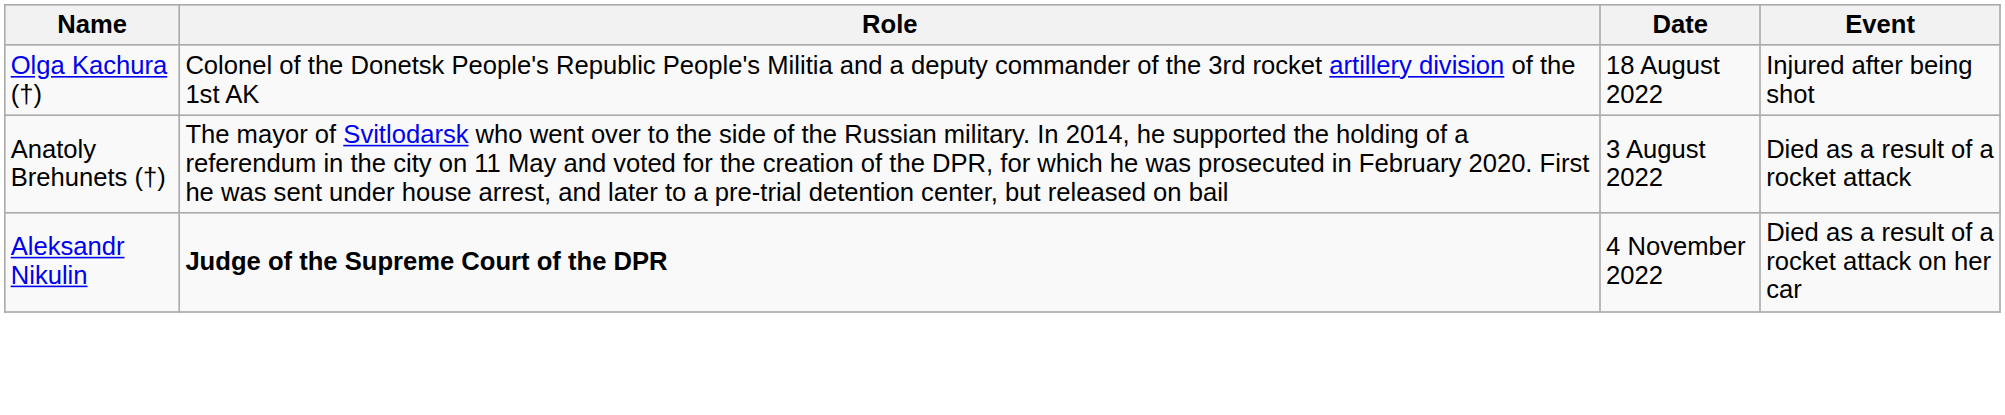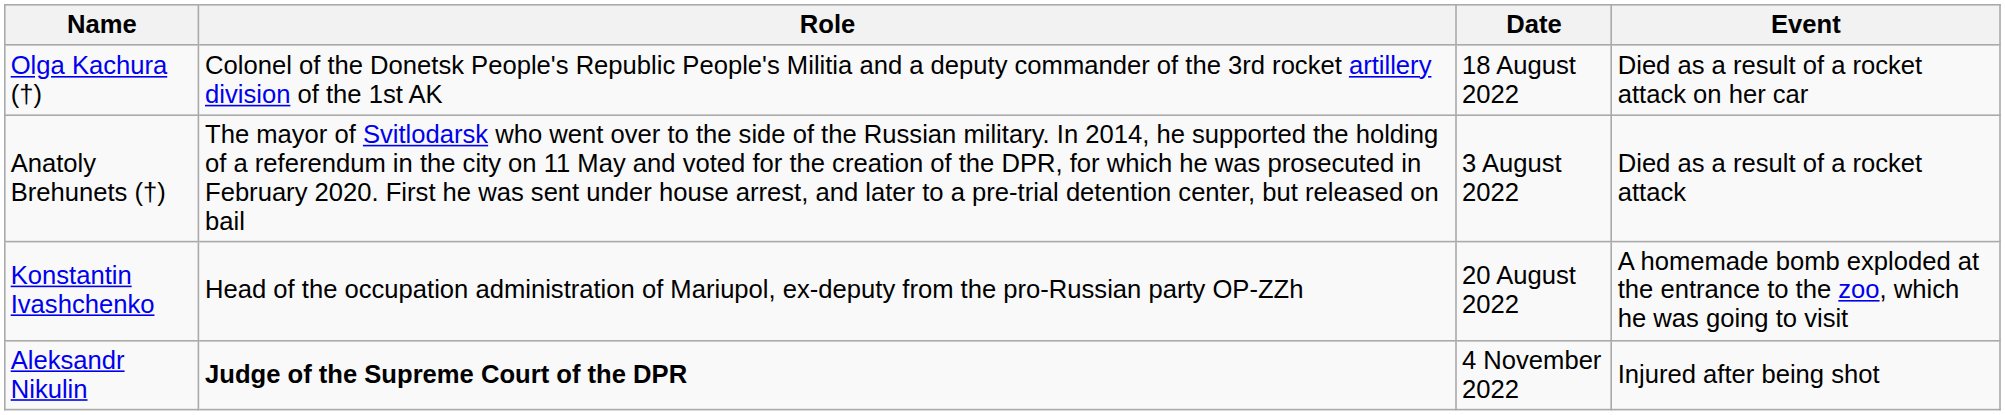(1869, 79) Injured after being shot -> (1770, 79) Died as a result of a rocket attack on her car
+ row: (83, 290)
(1880, 261) Died as a result of a rocket attack on her car -> (1749, 374) Injured after being shot
